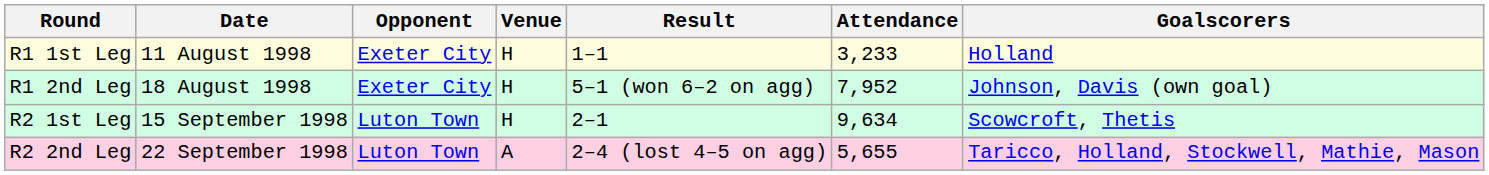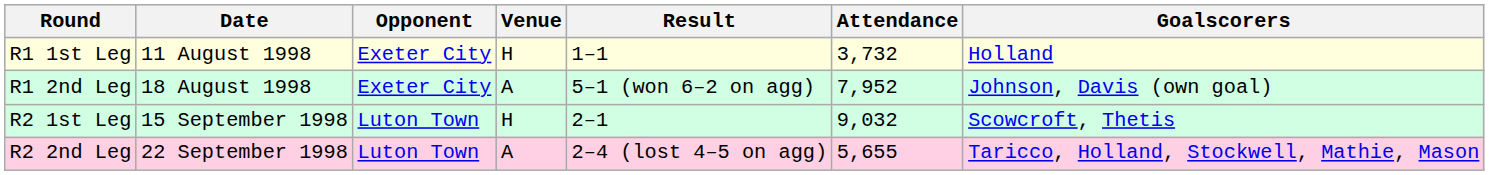(867, 54) 3,233 -> (867, 54) 3,732
(507, 87) H -> (507, 87) A
(867, 120) 9,634 -> (867, 120) 9,032
